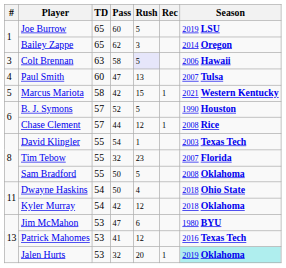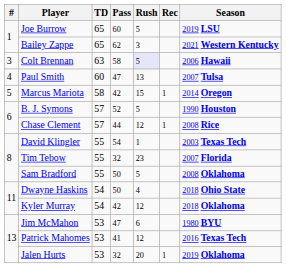(207, 45) 2014 Oregon -> (231, 45) 2021 Western Kentucky
(231, 93) 2021 Western Kentucky -> (207, 93) 2014 Oregon
(214, 255) paleturquoise background -> (214, 255) no background
